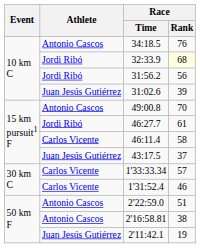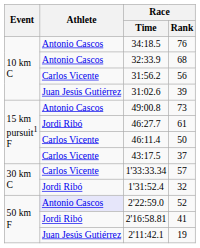(62, 60) Jordi Ribó -> (73, 60) Antonio Cascos
(182, 60) lightyellow background -> (182, 60) no background
(62, 76) Jordi Ribó -> (70, 76) Carlos Vicente
(182, 108) 70 -> (182, 108) 73
(182, 140) 58 -> (182, 140) 50
(82, 156) Juan Jesús Gutiérrez -> (70, 156) Carlos Vicente
(70, 187) Carlos Vicente -> (62, 187) Jordi Ribó
(182, 187) 46 -> (182, 187) 32
(73, 203) no background -> (73, 203) lavender background
(182, 203) 51 -> (182, 203) 52
(73, 219) Antonio Cascos -> (62, 219) Jordi Ribó
(182, 219) 38 -> (182, 219) 41
